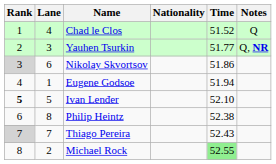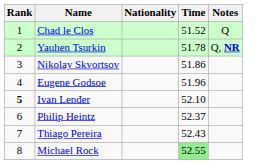- column: (49, 13)
(222, 47) 51.77 -> (193, 47) 51.78
(20, 64) lightgrey background -> (20, 64) no background
(222, 82) 51.94 -> (193, 82) 51.96
(222, 116) 52.38 -> (193, 116) 52.37
(20, 133) lightgrey background -> (20, 133) no background
